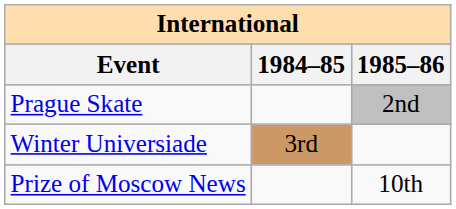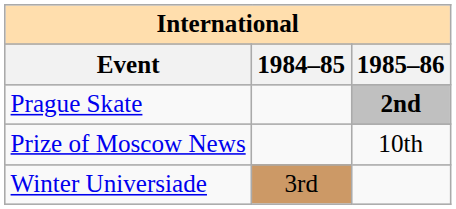(401, 104) normal -> (401, 104) bold
rows swapped: (128, 183) <-> (109, 143)
